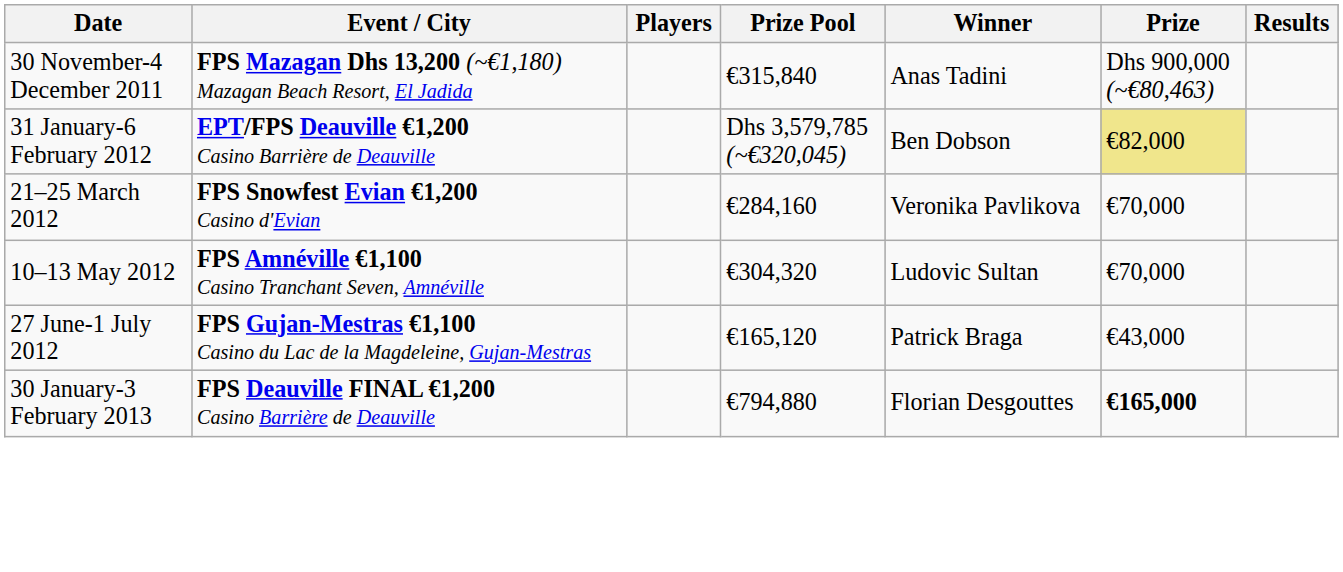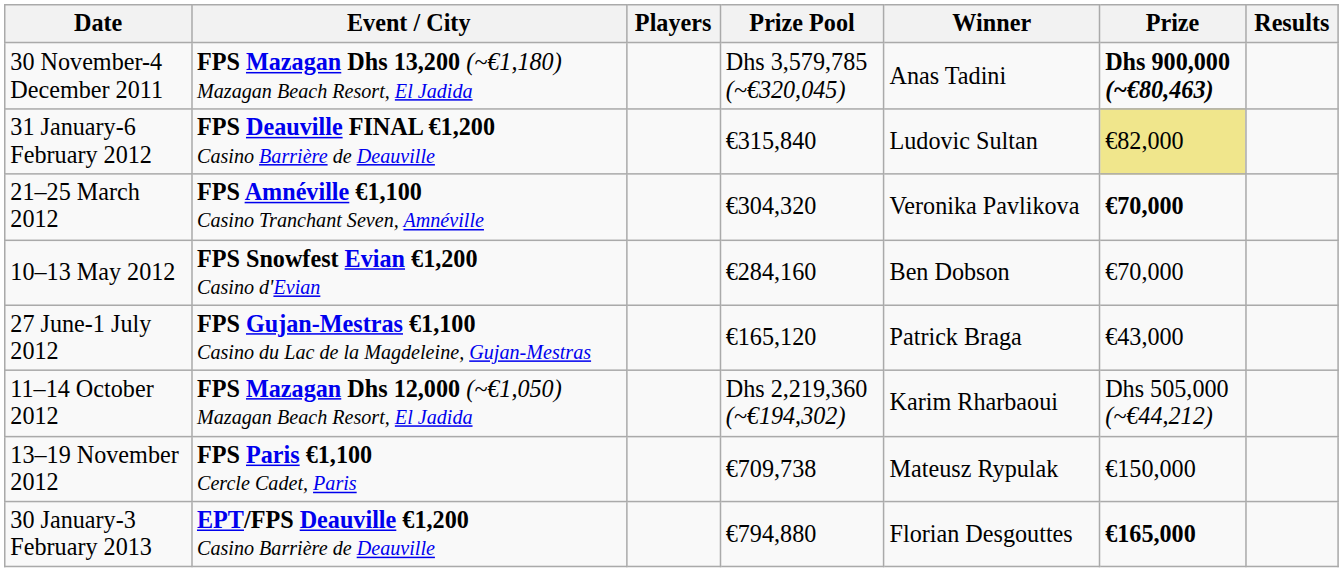(772, 75) €315,840 -> (796, 75) Dhs 3,579,785 (~€320,045)
(1168, 75) normal -> (1168, 75) bold
(333, 141) EPT/FPS Deauville €1,200 Casino Barrière de Deauville -> (346, 141) FPS Deauville FINAL €1,200 Casino Barrière de Deauville
(797, 141) Dhs 3,579,785 (~€320,045) -> (771, 141) €315,840
(950, 141) Ben Dobson -> (964, 141) Ludovic Sultan
(337, 206) FPS Snowfest Evian €1,200 Casino d'Evian -> (340, 206) FPS Amnéville €1,100 Casino Tranchant Seven, Amnéville
(772, 206) €284,160 -> (771, 206) €304,320
(1146, 206) normal -> (1144, 206) bold
(340, 272) FPS Amnéville €1,100 Casino Tranchant Seven, Amnéville -> (337, 272) FPS Snowfest Evian €1,200 Casino d'Evian
(772, 272) €304,320 -> (771, 272) €284,160
(965, 272) Ludovic Sultan -> (950, 272) Ben Dobson
+ row: (82, 403)
+ row: (95, 468)
(346, 403) FPS Deauville FINAL €1,200 Casino Barrière de Deauville -> (333, 534) EPT/FPS Deauville €1,200 Casino Barrière de Deauville
